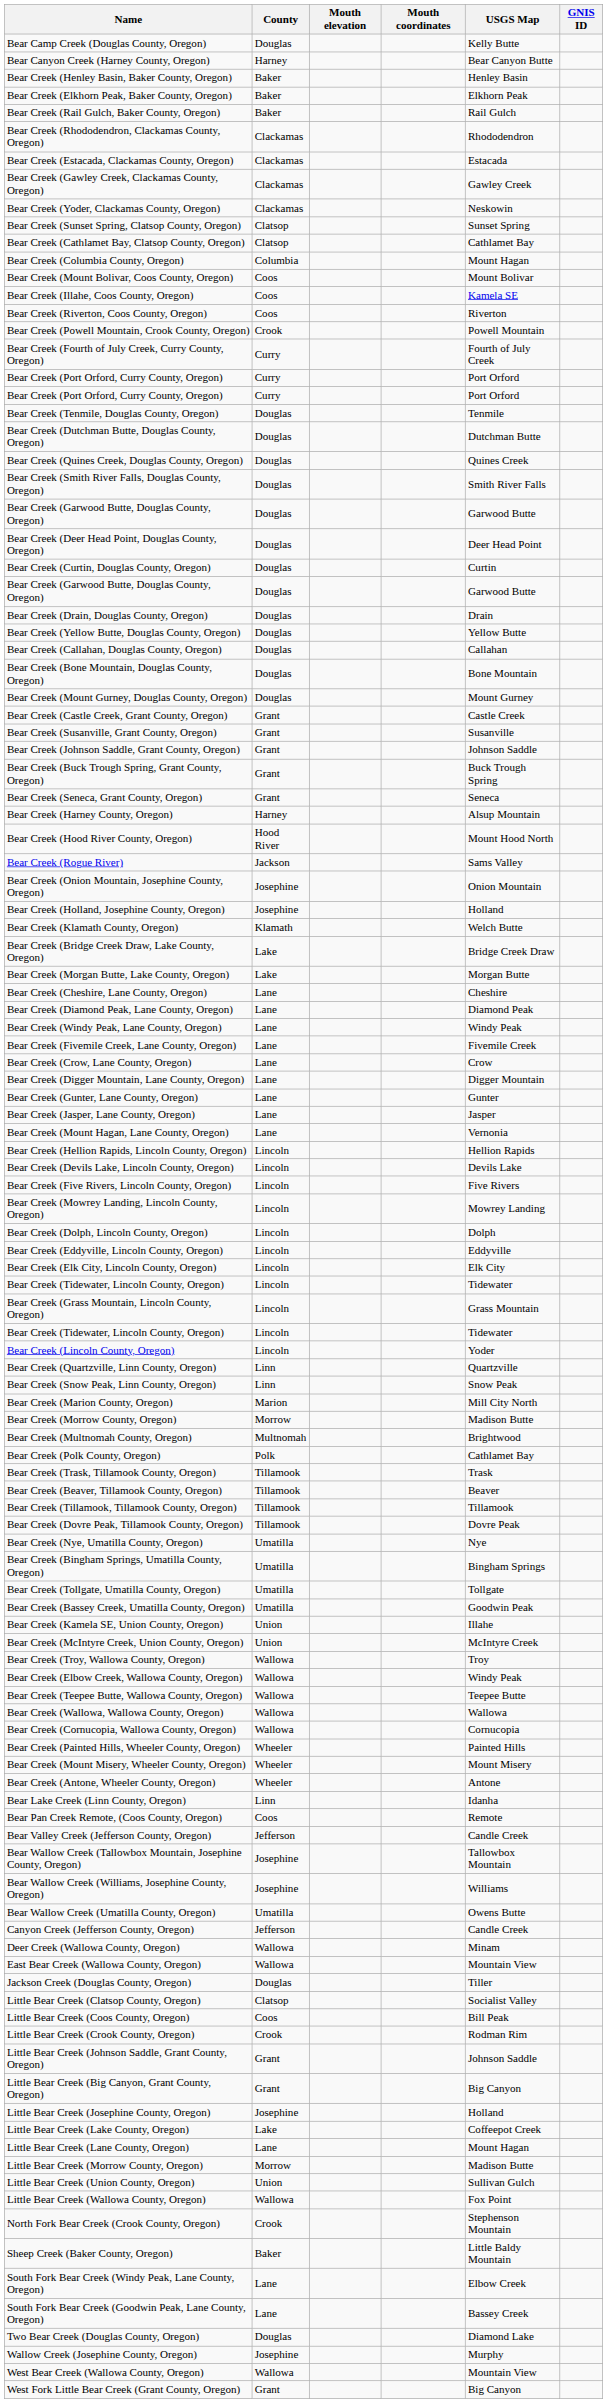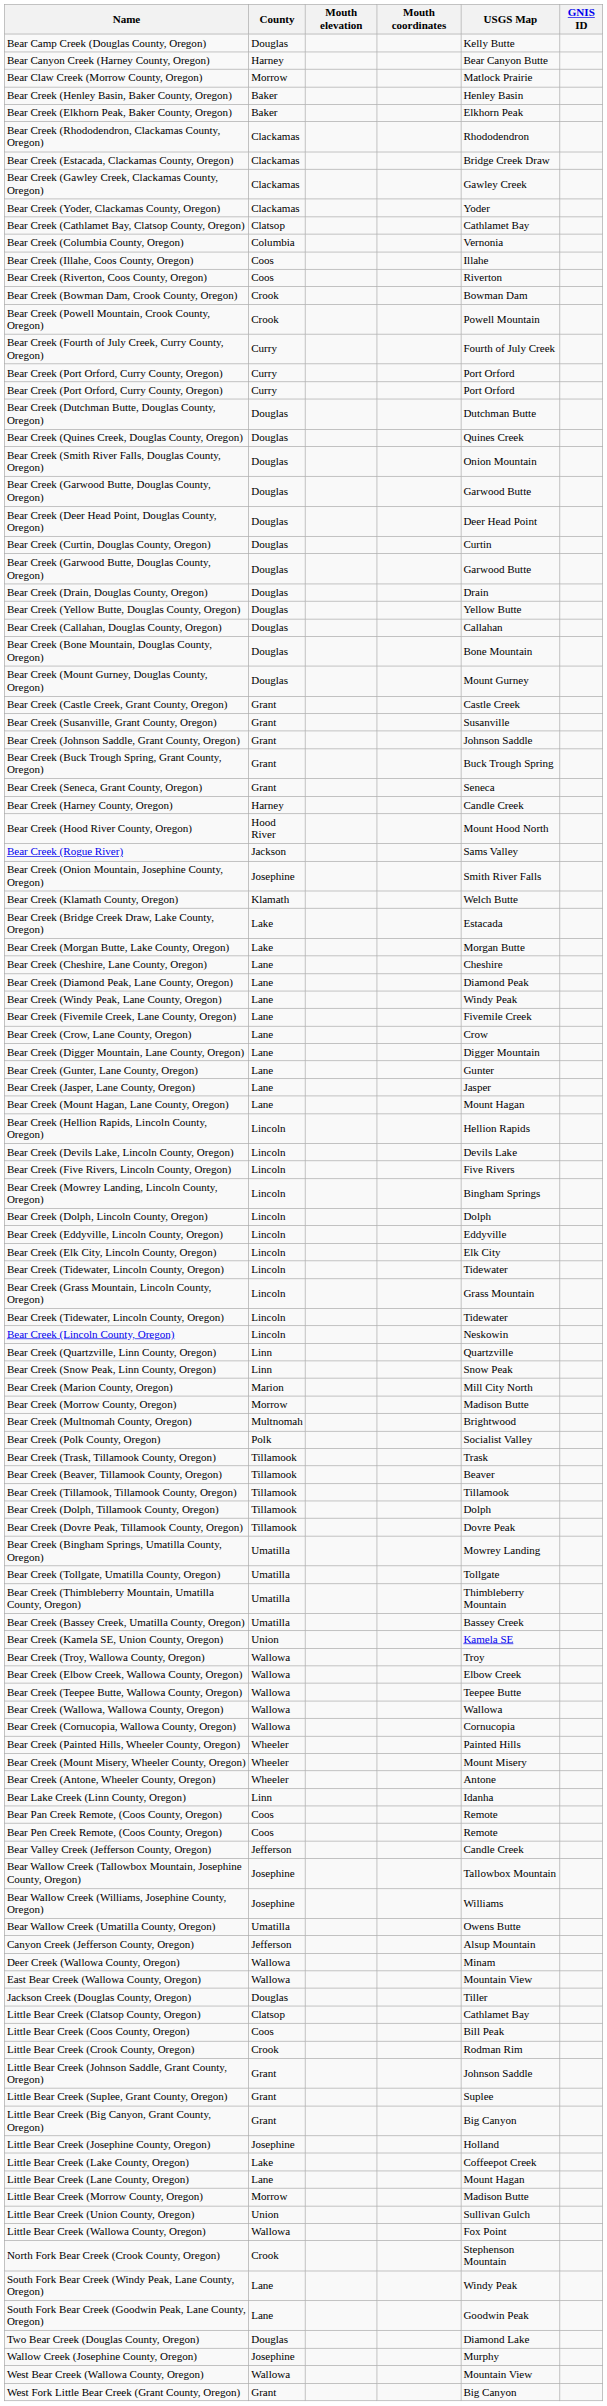+ row: (105, 78)
- row: (114, 113)
(488, 160) Estacada -> (507, 160) Bridge Creek Draw
(490, 208) Neskowin -> (477, 208) Yoder
- row: (124, 225)
(499, 260) Mount Hagan -> (483, 243) Vernonia
- row: (120, 278)
(493, 295) Kamela SE -> (476, 260) Illahe
+ row: (122, 295)
- row: (113, 413)
(507, 484) Smith River Falls -> (500, 461) Onion Mountain
(504, 815) Alsup Mountain -> (494, 805) Candle Creek
(505, 886) Onion Mountain -> (502, 876) Smith River Falls
- row: (116, 910)
(511, 951) Bridge Creek Draw -> (483, 923) Estacada
(488, 1132) Vernonia -> (494, 1104) Mount Hagan
(506, 1208) Mowrey Landing -> (502, 1193) Bingham Springs
(481, 1350) Yoder -> (486, 1334) Neskowin
(501, 1455) Cathlamet Bay -> (498, 1439) Socialist Valley
+ row: (113, 1509)
- row: (105, 1542)
(506, 1566) Bingham Springs -> (502, 1551) Mowrey Landing
+ row: (110, 1598)
(501, 1607) Goodwin Peak -> (494, 1622) Bassey Creek
(481, 1625) Illahe -> (488, 1639) Kamela SE
- row: (125, 1642)
(495, 1677) Windy Peak -> (492, 1674) Elbow Creek
+ row: (114, 1832)
(498, 1930) Candle Creek -> (499, 1944) Alsup Mountain
(502, 2000) Socialist Valley -> (496, 2014) Cathlamet Bay
+ row: (117, 2097)
- row: (90, 2253)
(497, 2283) Elbow Creek -> (490, 2285) Windy Peak
(498, 2313) Bassey Creek -> (496, 2315) Goodwin Peak
